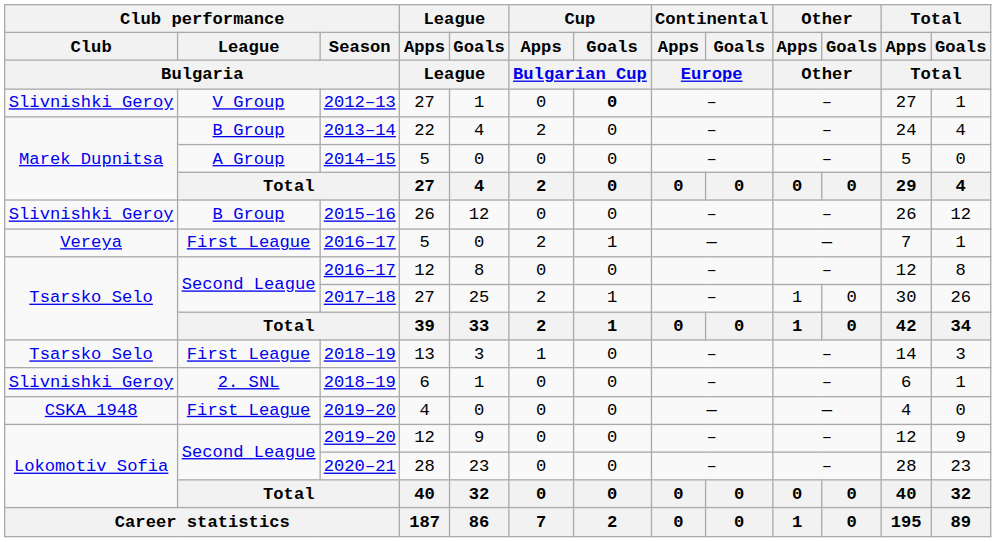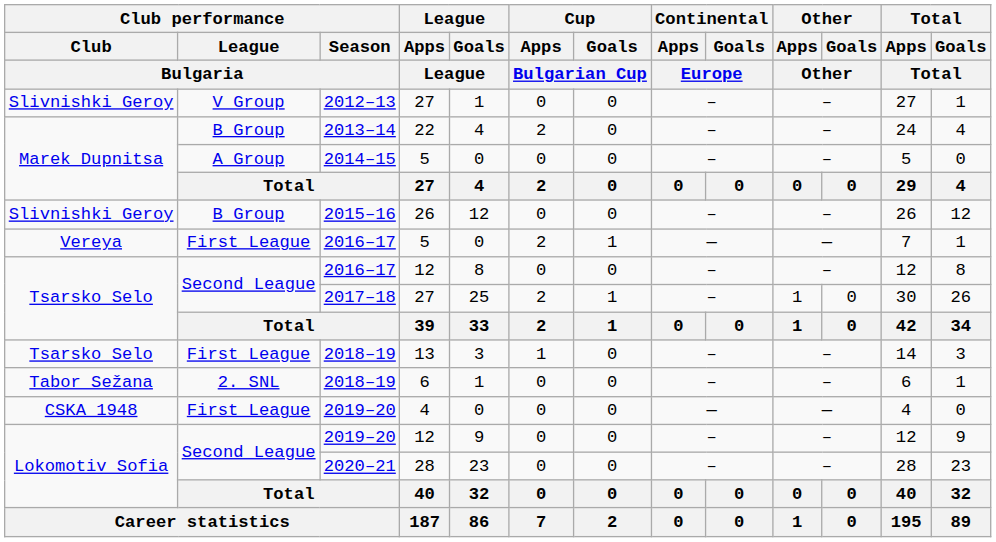(612, 103) bold -> (612, 103) normal
(91, 382) Slivnishki Geroy -> (91, 382) Tabor Sežana
